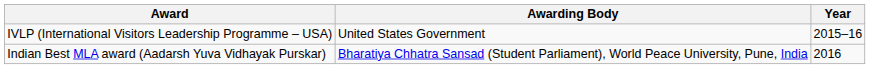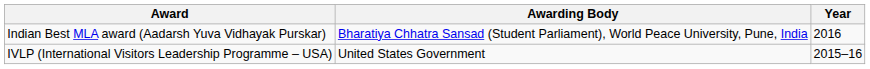rows swapped: (167, 53) <-> (170, 34)
